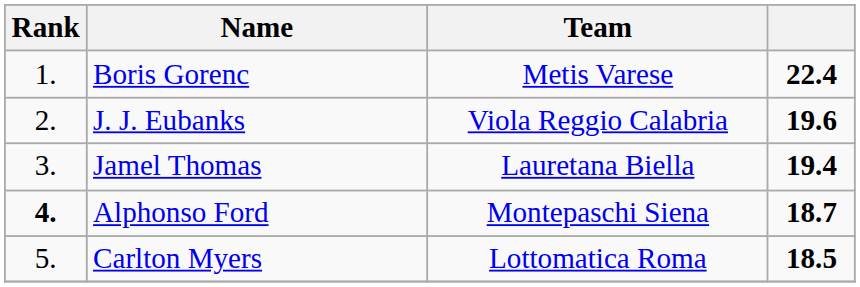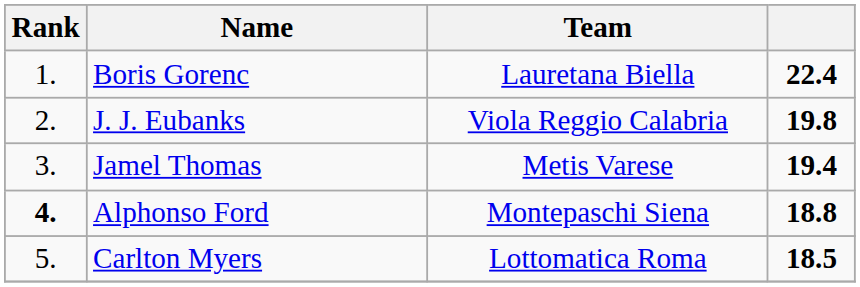(598, 73) Metis Varese -> (598, 73) Lauretana Biella
(811, 119) 19.6 -> (811, 119) 19.8
(598, 166) Lauretana Biella -> (598, 166) Metis Varese
(811, 212) 18.7 -> (811, 212) 18.8
